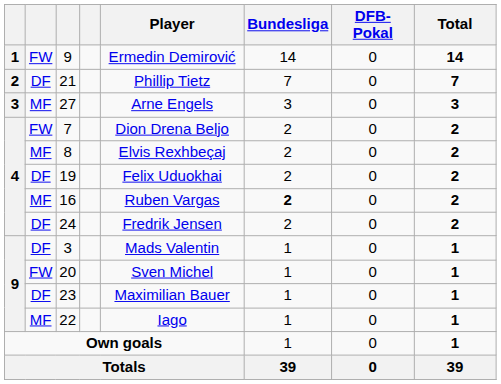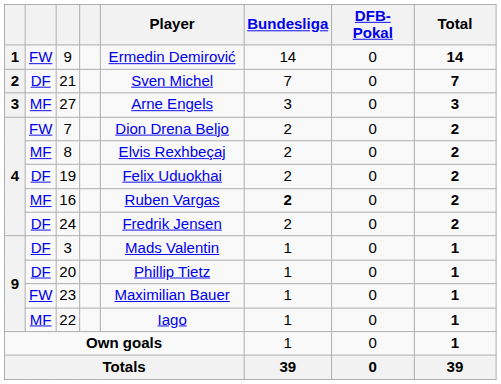(172, 81) Phillip Tietz -> (172, 81) Sven Michel
(41, 271) FW -> (41, 271) DF
(172, 271) Sven Michel -> (172, 271) Phillip Tietz
(41, 295) DF -> (41, 295) FW
